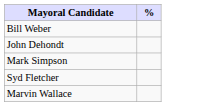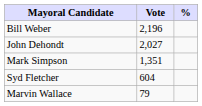+ column: (155, 12)
